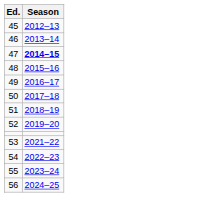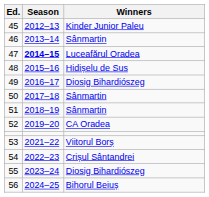+ column: (134, 12)
